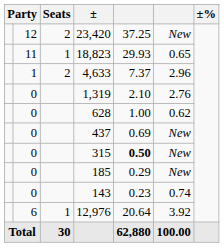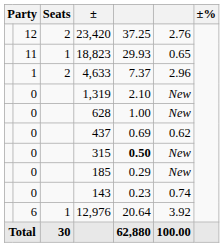(180, 34) New -> (180, 34) 2.76
(180, 93) 2.76 -> (180, 93) New
(180, 113) 0.62 -> (180, 113) New
(180, 133) New -> (180, 133) 0.62
